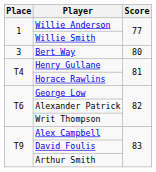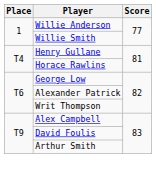- row: (55, 52)
